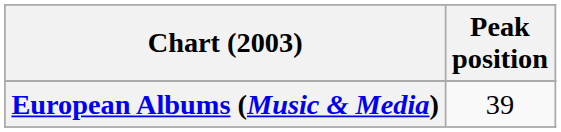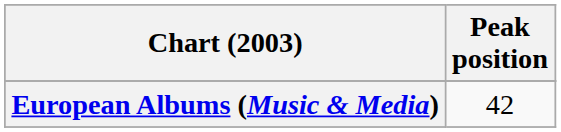(500, 103) 39 -> (500, 103) 42
